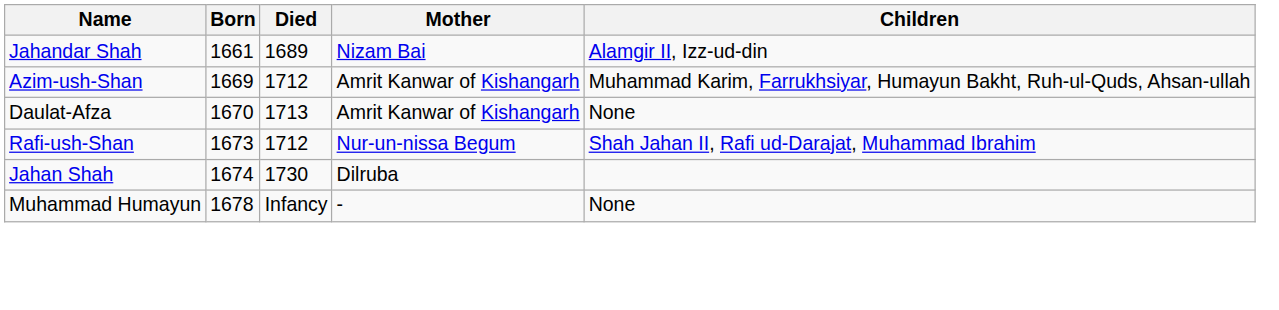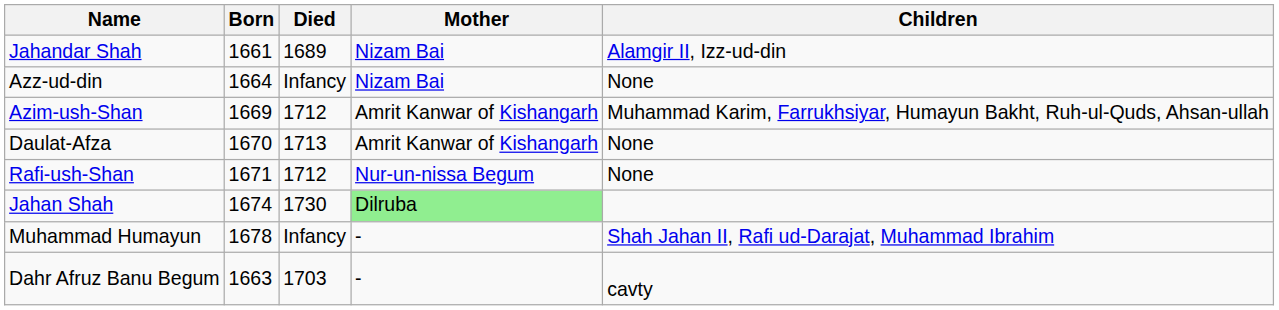+ row: (56, 81)
(232, 143) 1673 -> (250, 174) 1671
(812, 143) Shah Jahan II, Rafi ud-Darajat, Muhammad Ibrahim -> (630, 174) None
(368, 174) no background -> (386, 205) lightgreen background
(612, 205) None -> (831, 236) Shah Jahan II, Rafi ud-Darajat, Muhammad Ibrahim
+ row: (114, 278)
